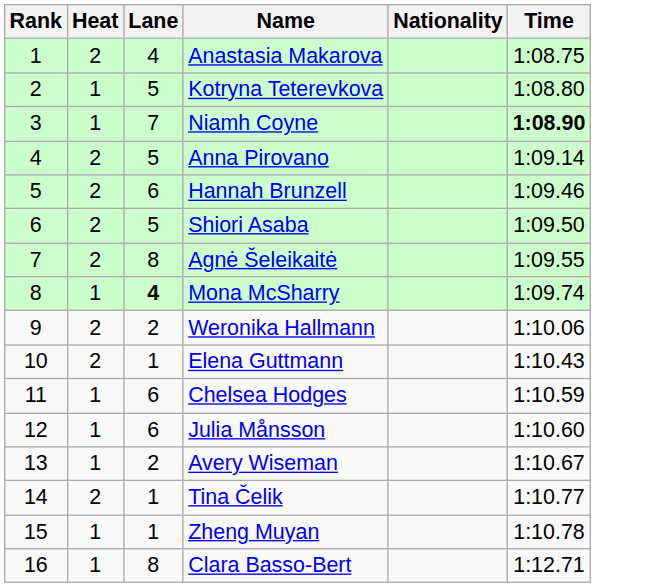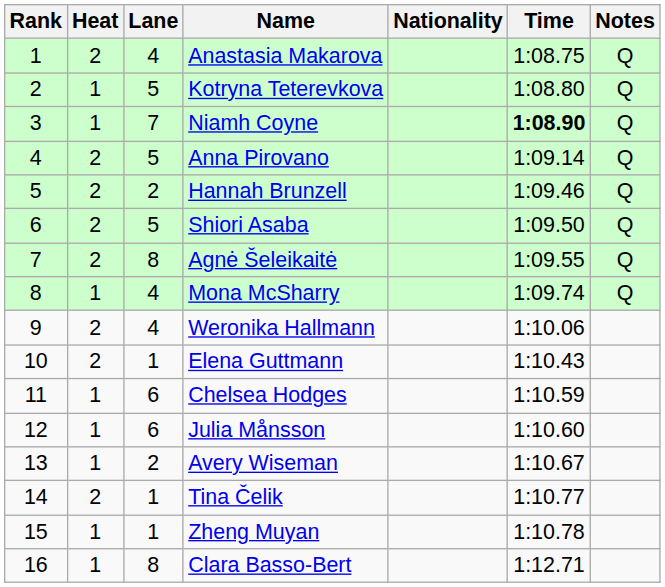+ column: (625, 21)
(153, 191) 6 -> (153, 191) 2
(153, 293) bold -> (153, 293) normal
(153, 327) 2 -> (153, 327) 4
